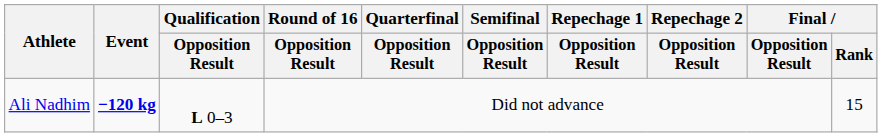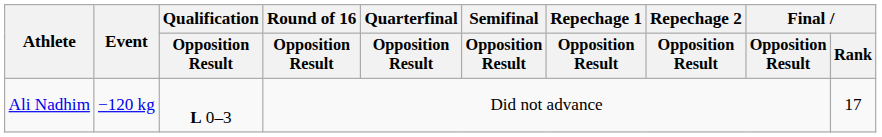(127, 105) bold -> (126, 105) normal
(854, 105) 15 -> (853, 105) 17
